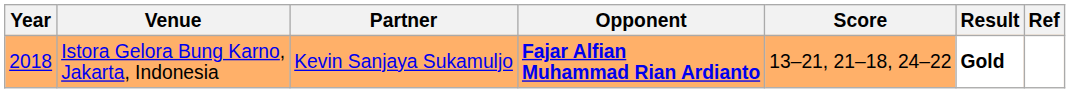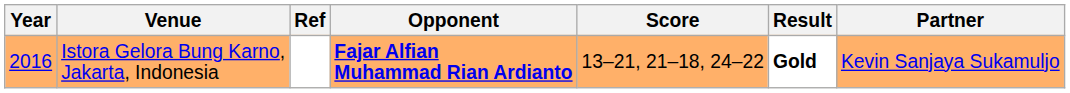columns swapped: (404, 20) <-> (1044, 20)
(31, 62) 2018 -> (31, 62) 2016
